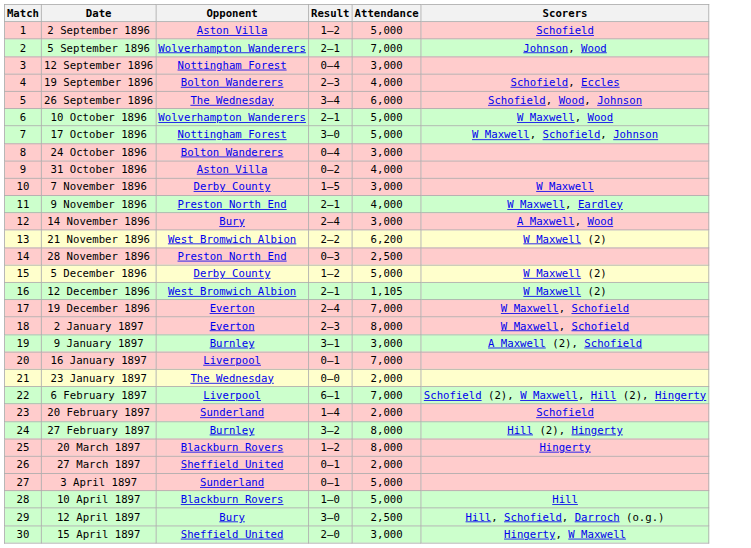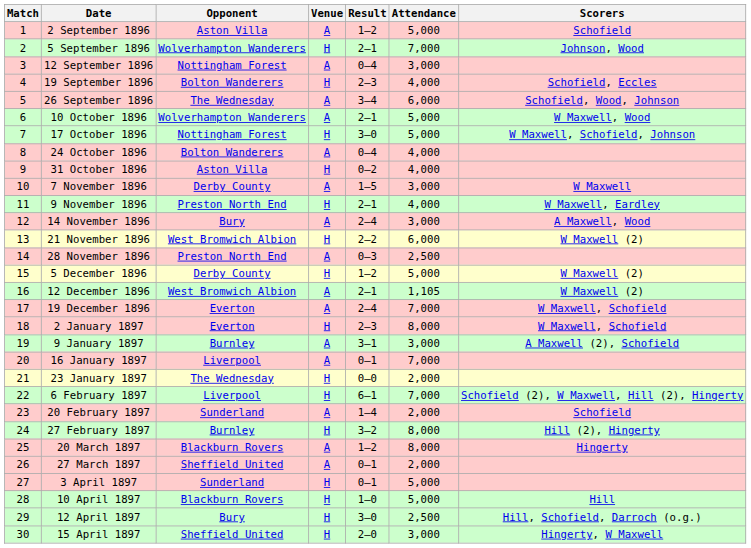+ column: (327, 13)
(387, 152) 3,000 -> (424, 152) 4,000
(387, 239) 6,200 -> (424, 239) 6,000
